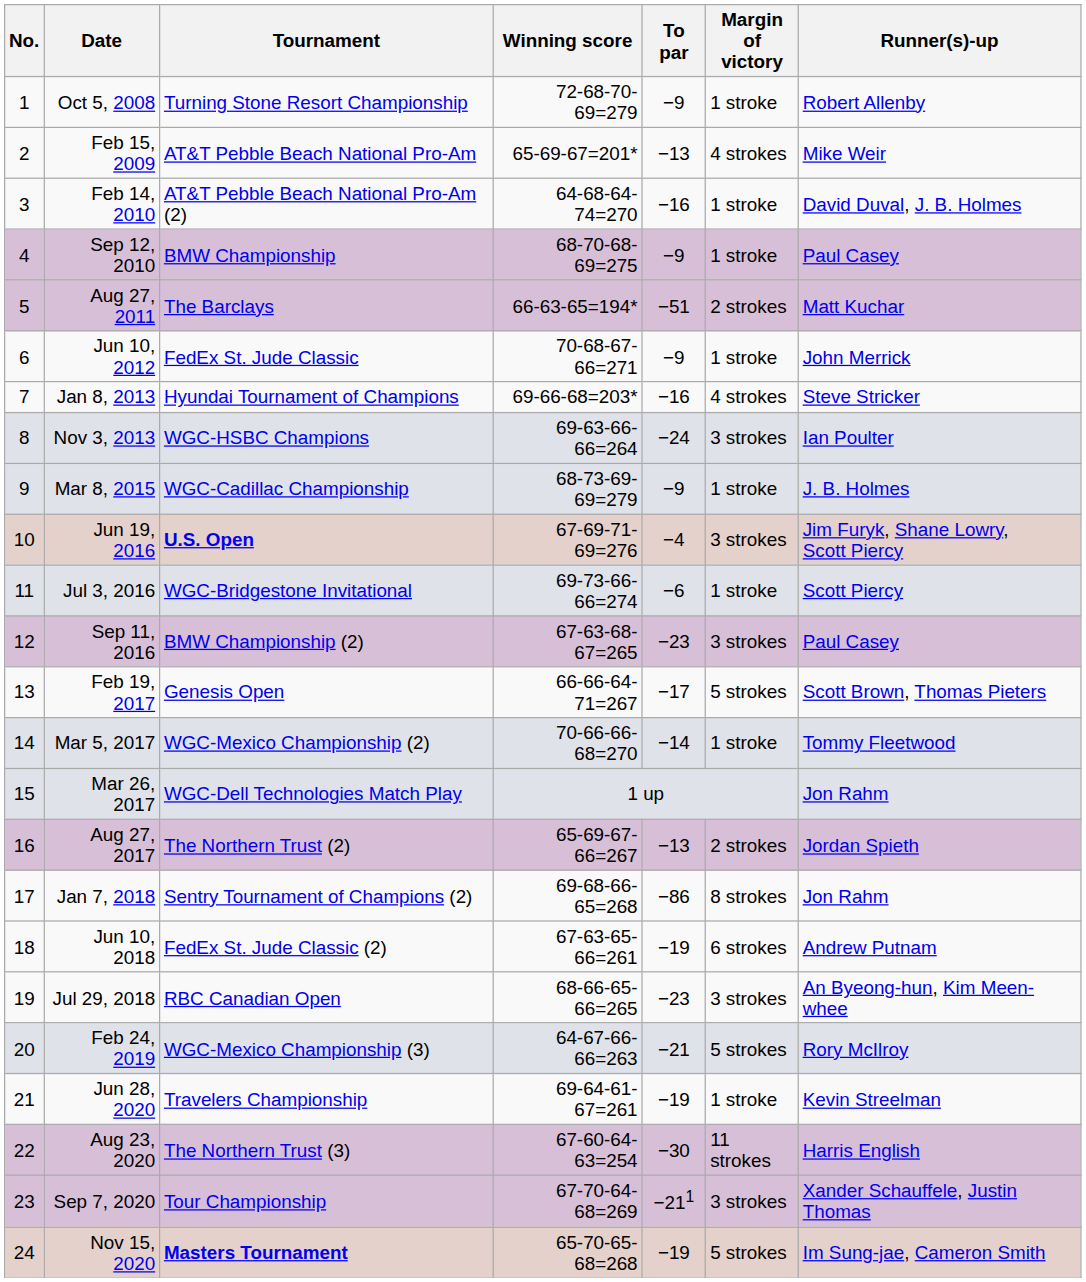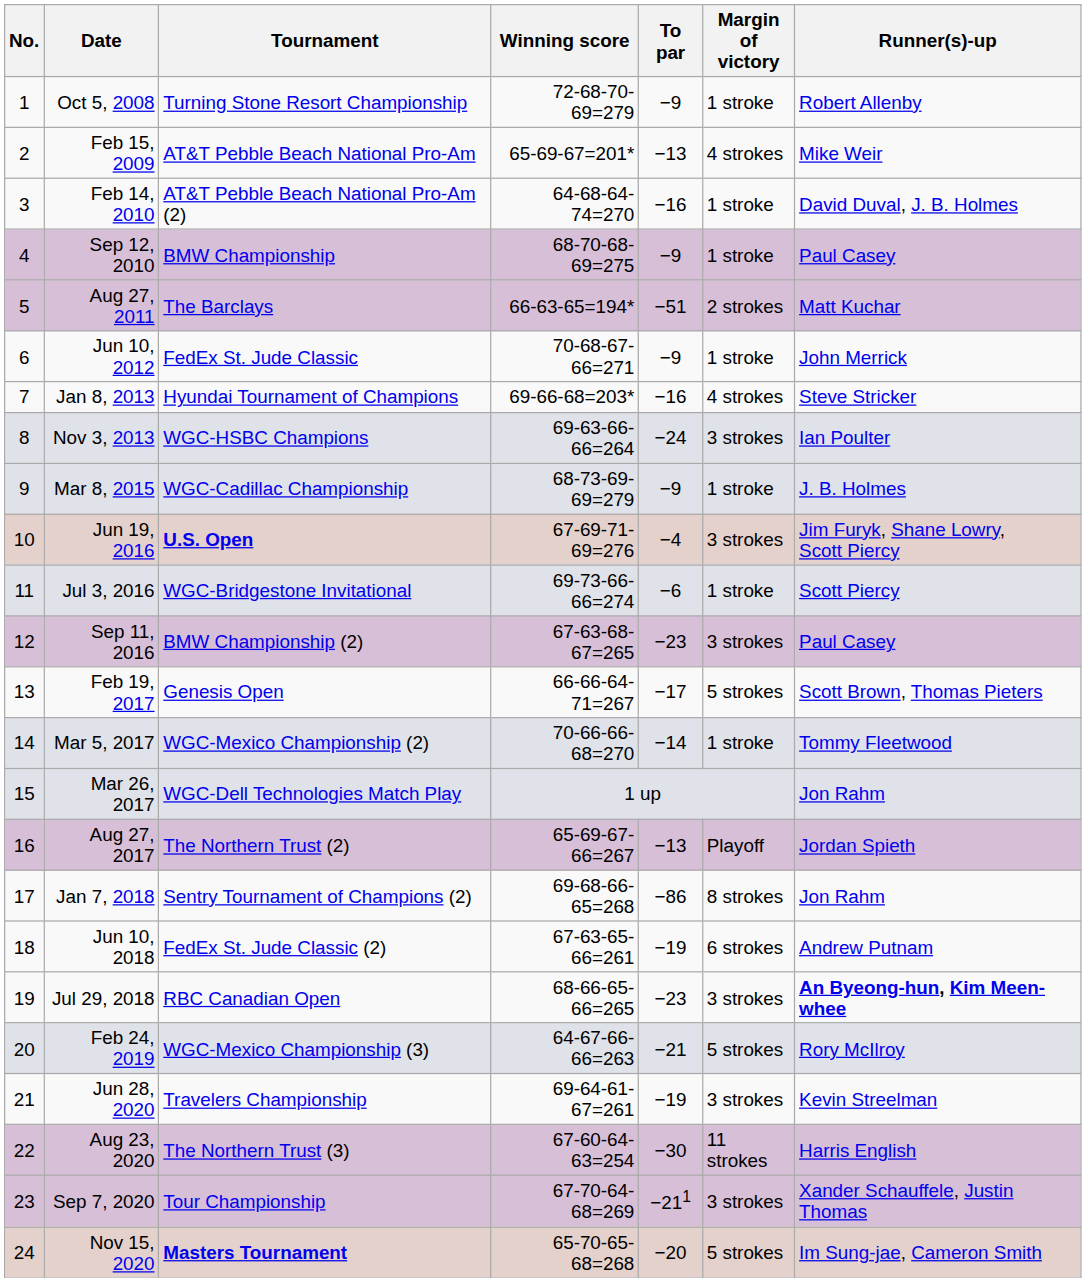(748, 845) 2 strokes -> (735, 845) Playoff
(918, 998) normal -> (922, 998) bold
(744, 1100) 1 stroke -> (745, 1100) 3 strokes
(674, 1252) −19 -> (671, 1252) −20
